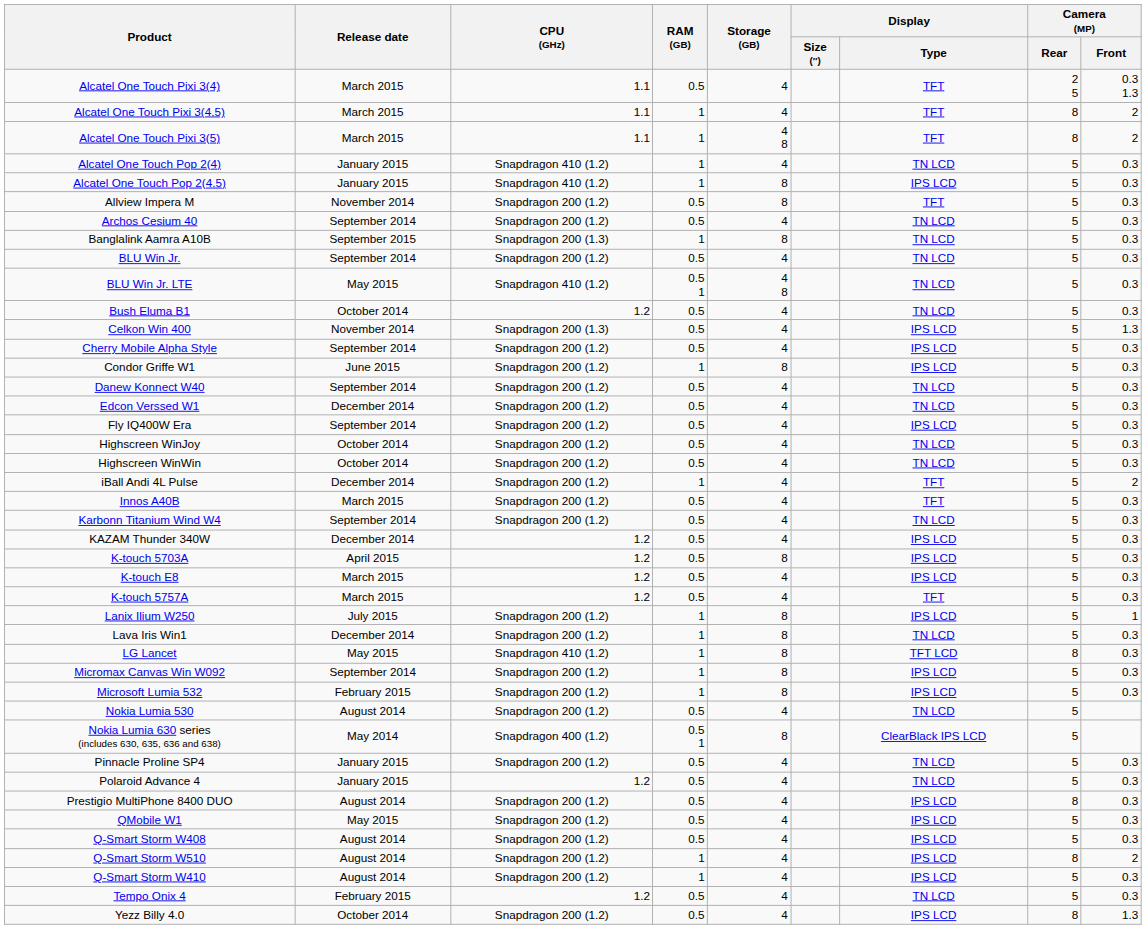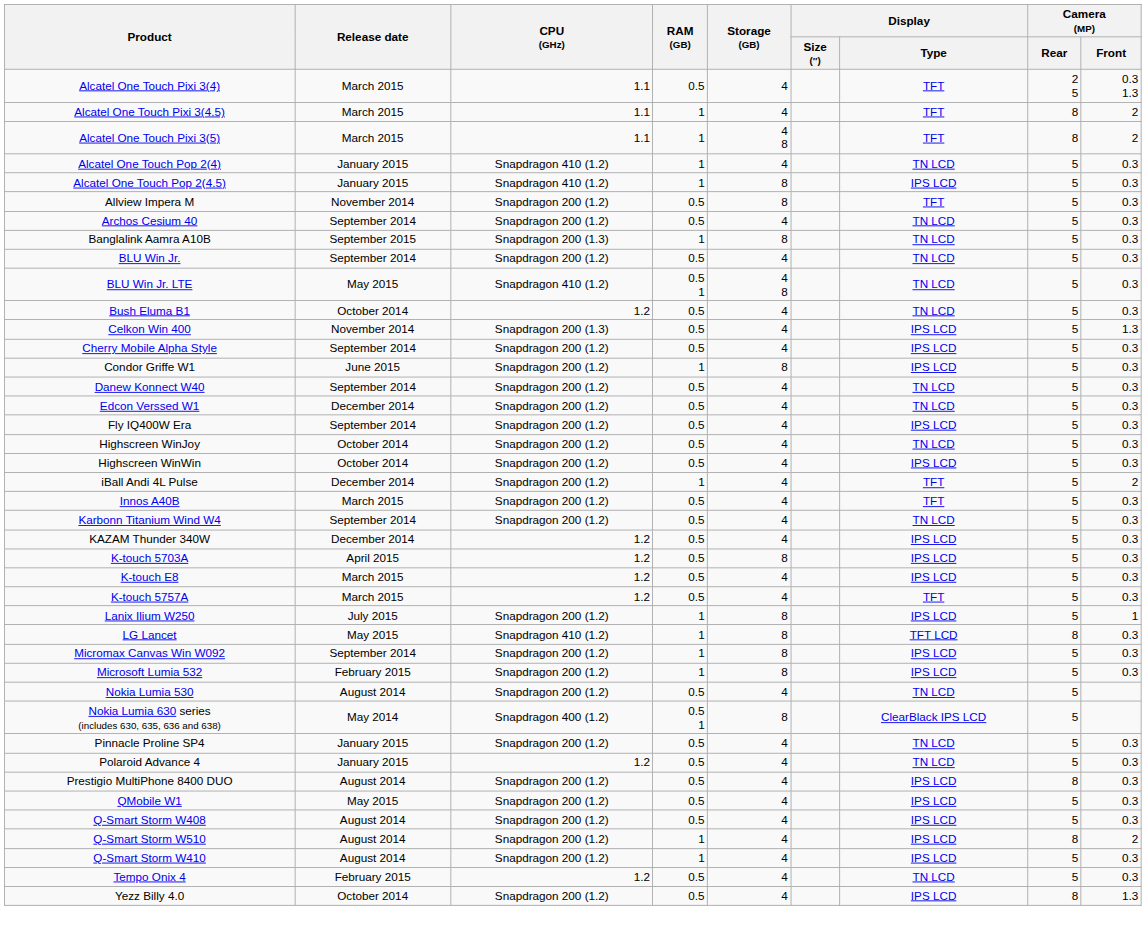(934, 463) TN LCD -> (934, 463) IPS LCD
- row: (150, 634)
